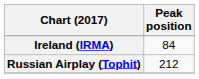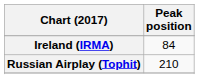(169, 63) 212 -> (169, 63) 210
